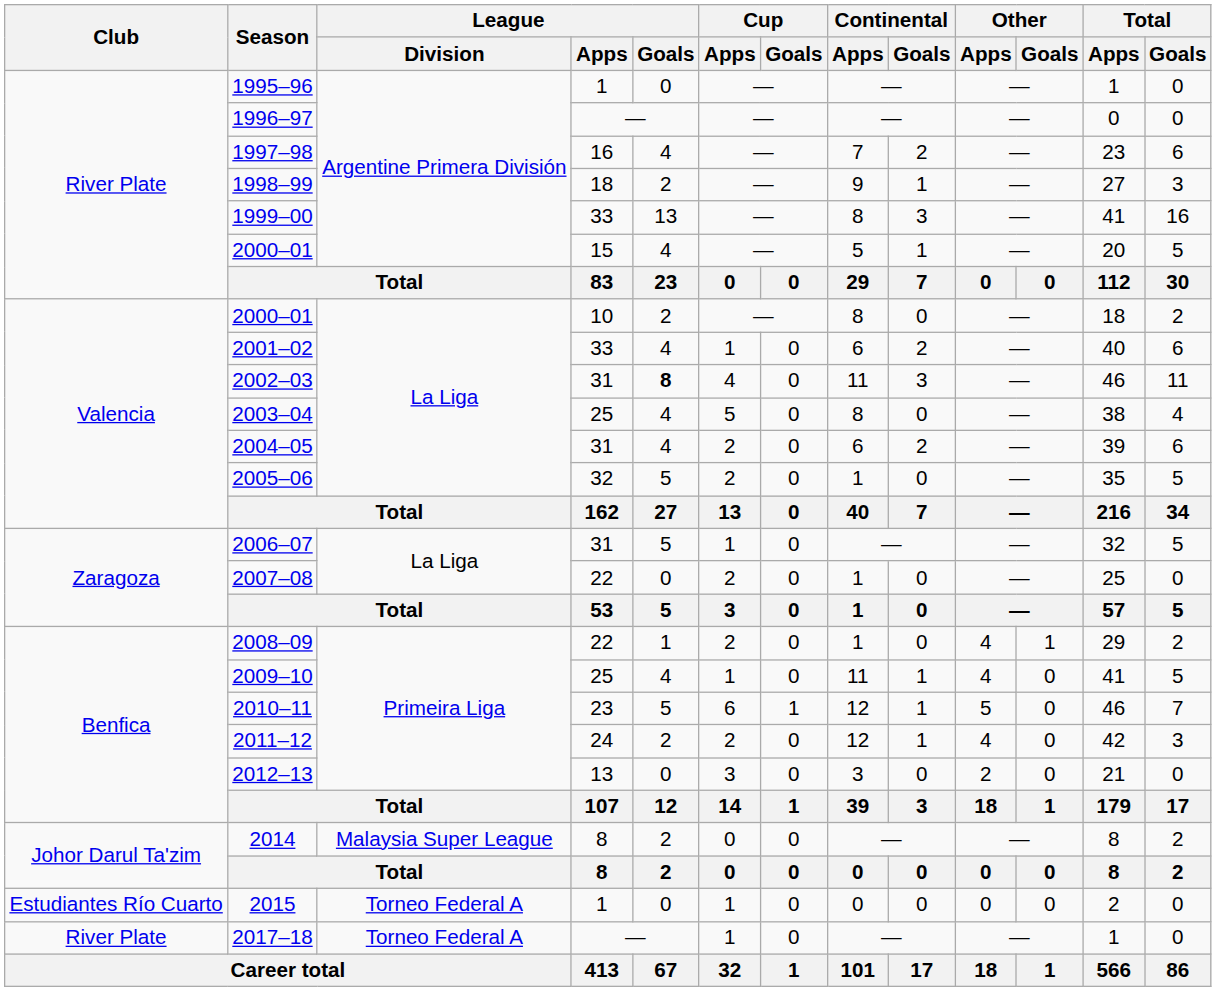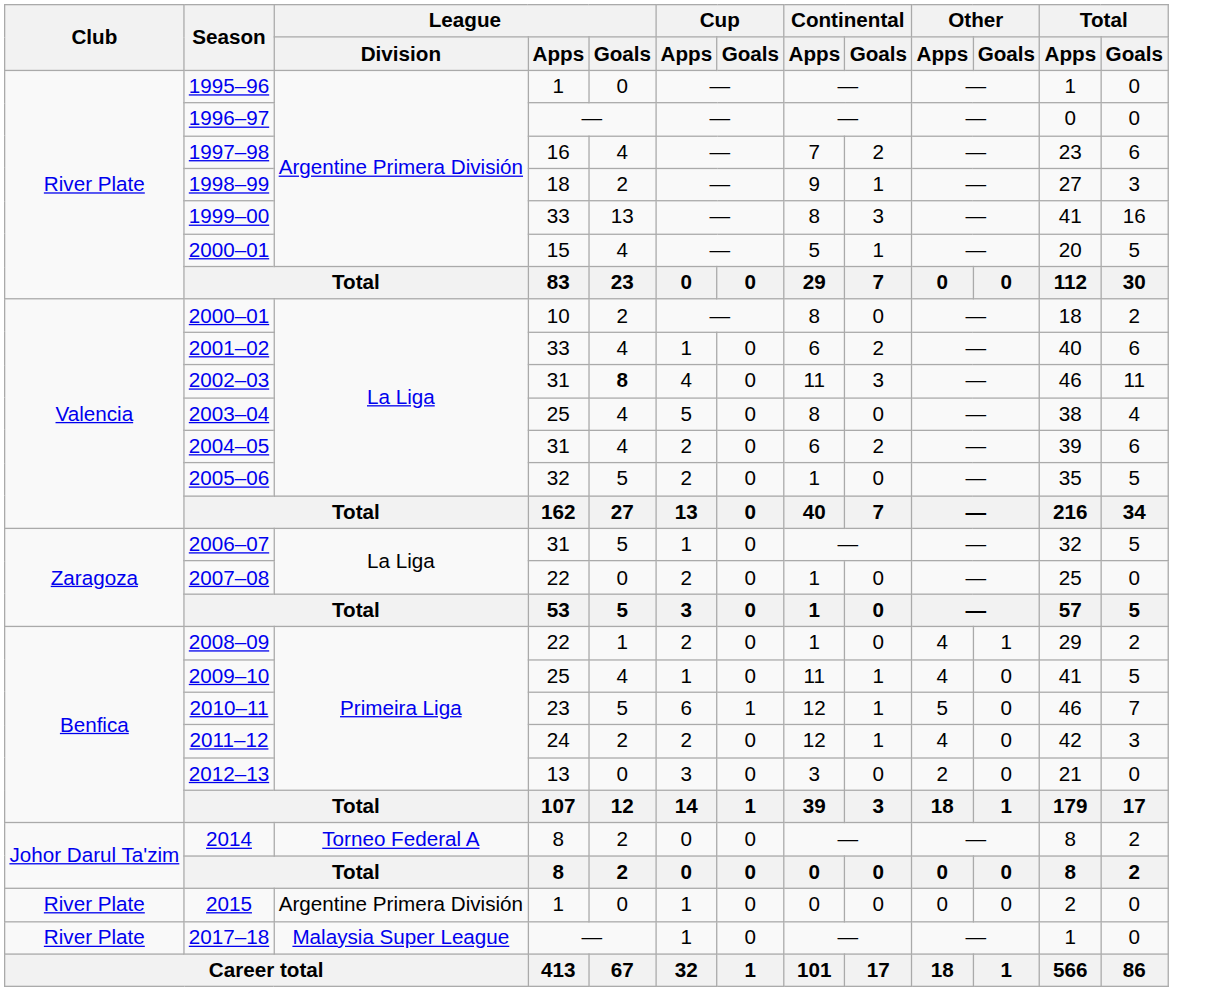(444, 839) Malaysia Super League -> (401, 839) Torneo Federal A
(116, 904) Estudiantes Río Cuarto -> (94, 904) River Plate
(444, 904) Torneo Federal A -> (401, 904) Argentine Primera División
(444, 937) Torneo Federal A -> (401, 937) Malaysia Super League
